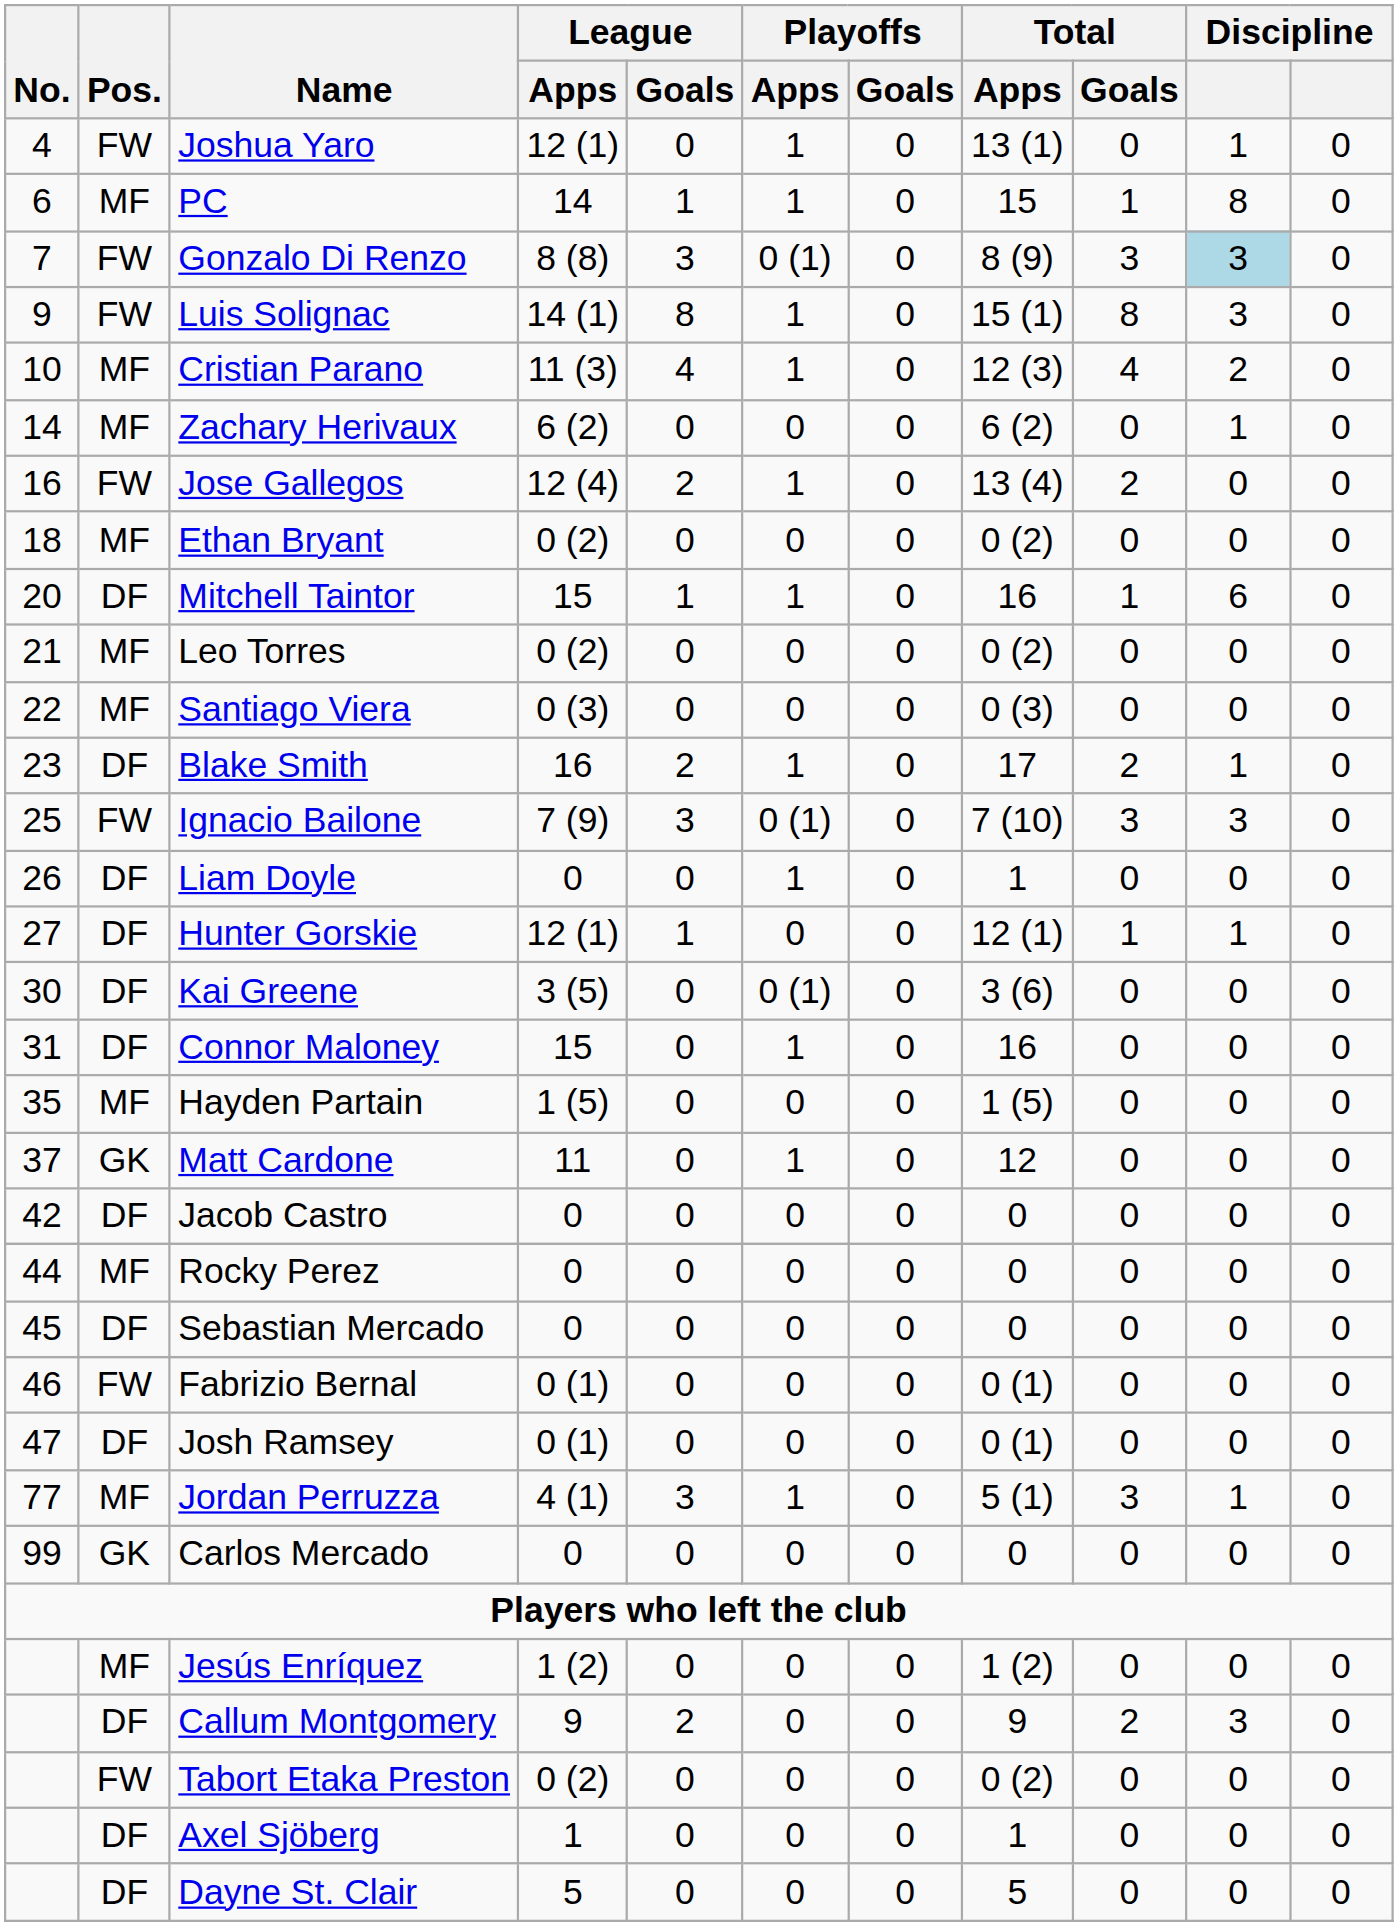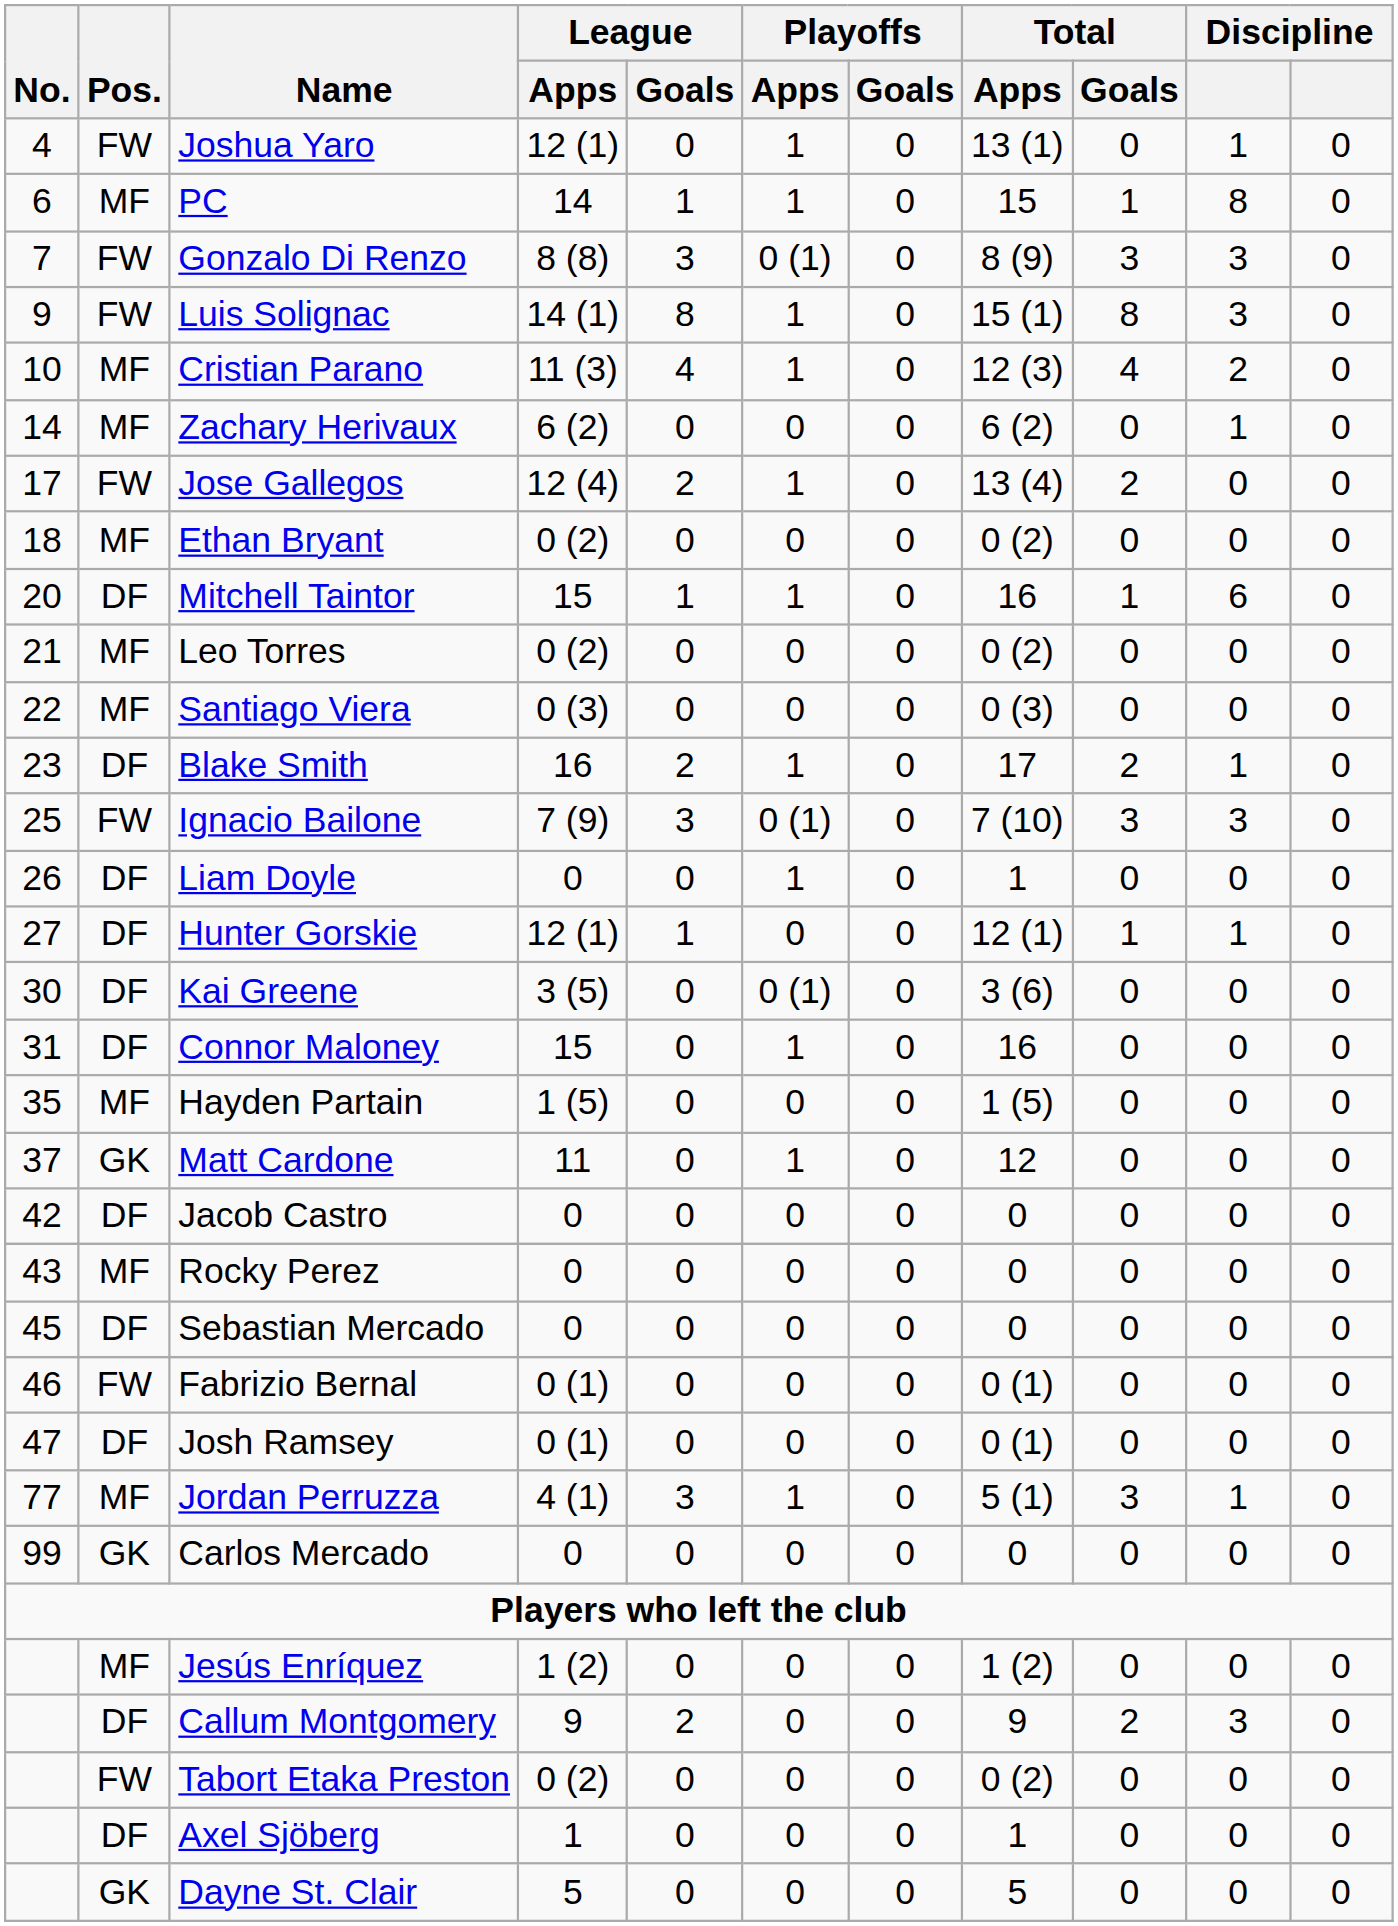(1238, 257) lightblue background -> (1238, 257) no background
(42, 483) 16 -> (42, 483) 17
(42, 1271) 44 -> (42, 1271) 43
(124, 1891) DF -> (124, 1891) GK
